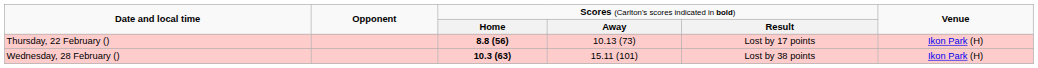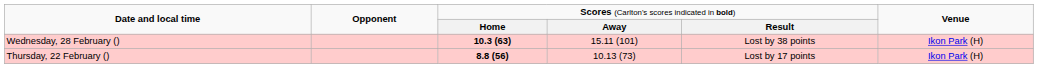rows swapped: (58, 42) <-> (63, 56)
